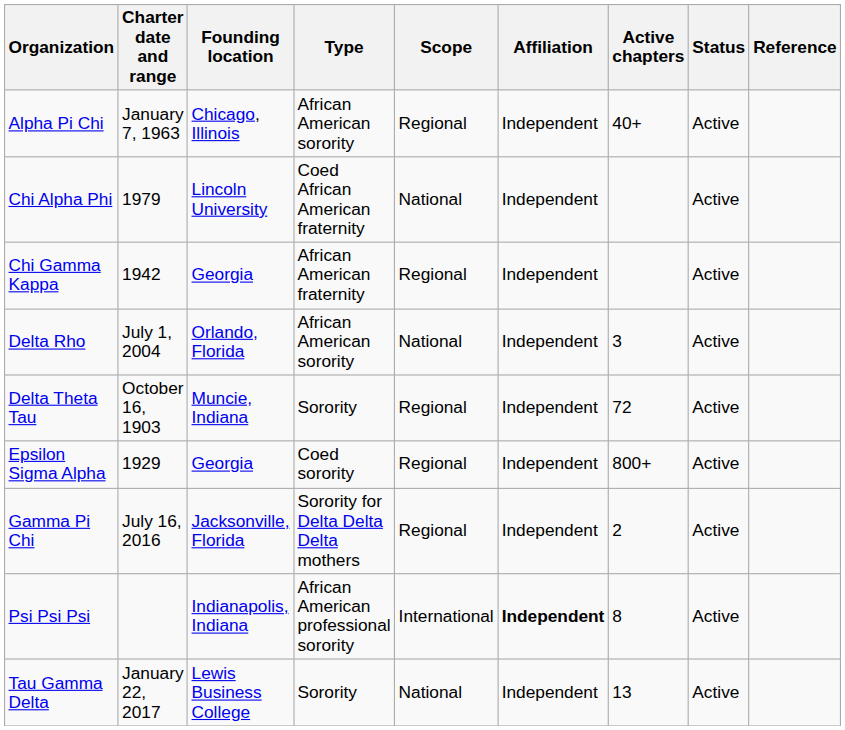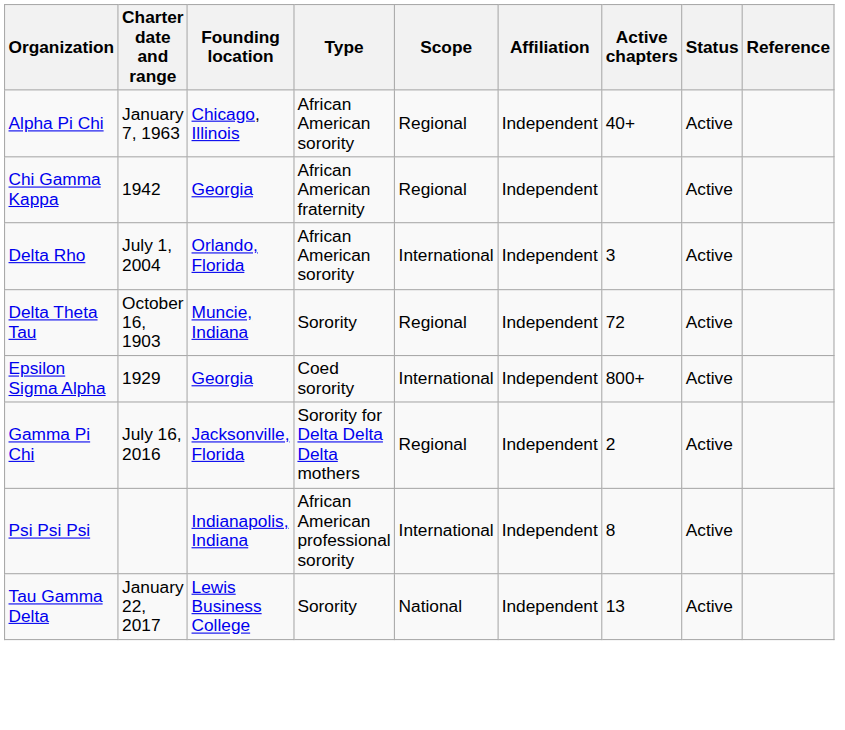- row: (60, 199)
(430, 341) National -> (446, 255) International
(433, 464) Regional -> (446, 378) International
(553, 616) bold -> (550, 530) normal
